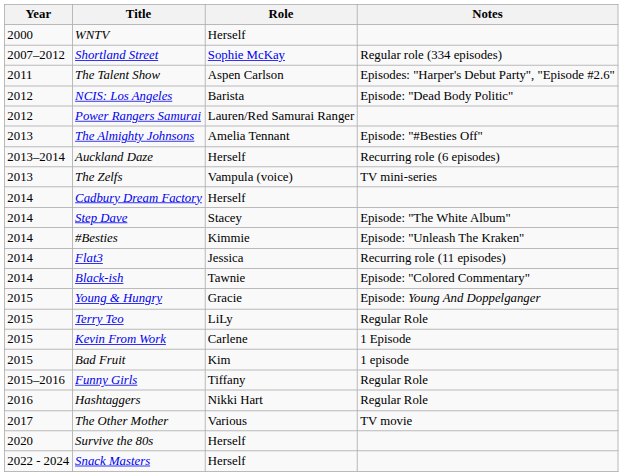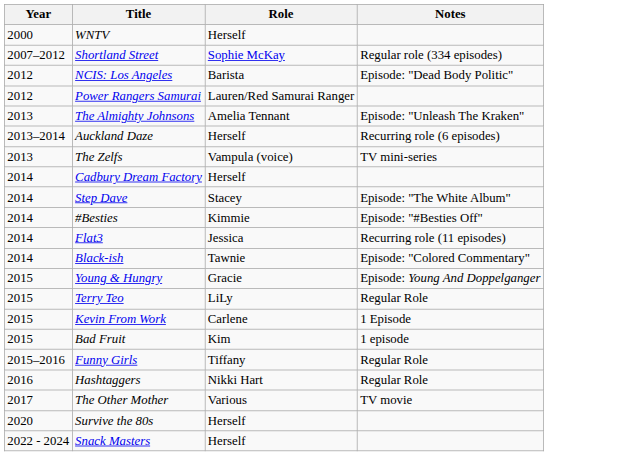- row: (118, 75)
(421, 136) Episode: "#Besties Off" -> (442, 116) Episode: "Unleash The Kraken"
(442, 237) Episode: "Unleash The Kraken" -> (421, 217) Episode: "#Besties Off"
